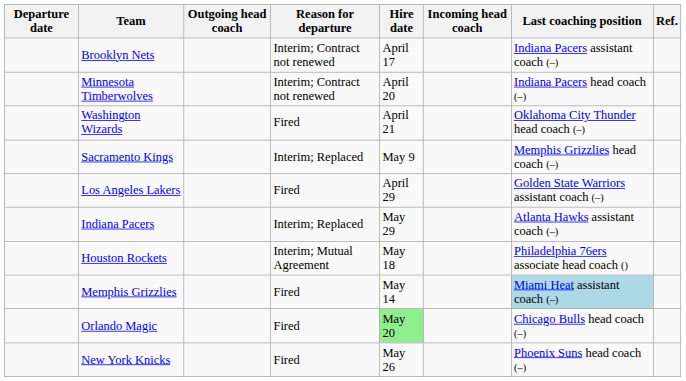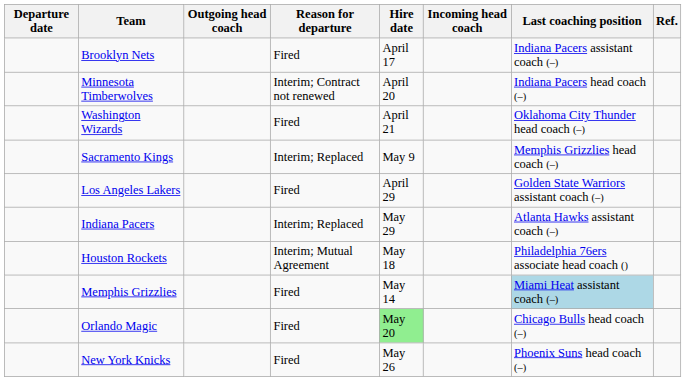(317, 55) Interim; Contract not renewed -> (287, 55) Fired
